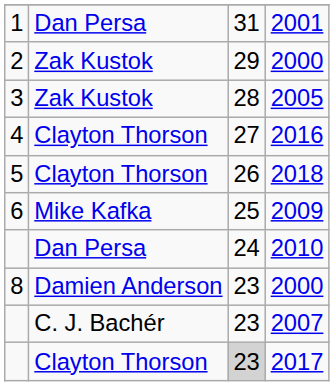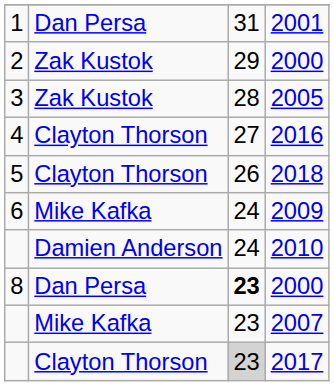(247, 211) 25 -> (247, 211) 24
(90, 248) Dan Persa -> (128, 248) Damien Anderson
(128, 286) Damien Anderson -> (90, 286) Dan Persa
(247, 286) normal -> (247, 286) bold
(99, 323) C. J. Bachér -> (93, 323) Mike Kafka
